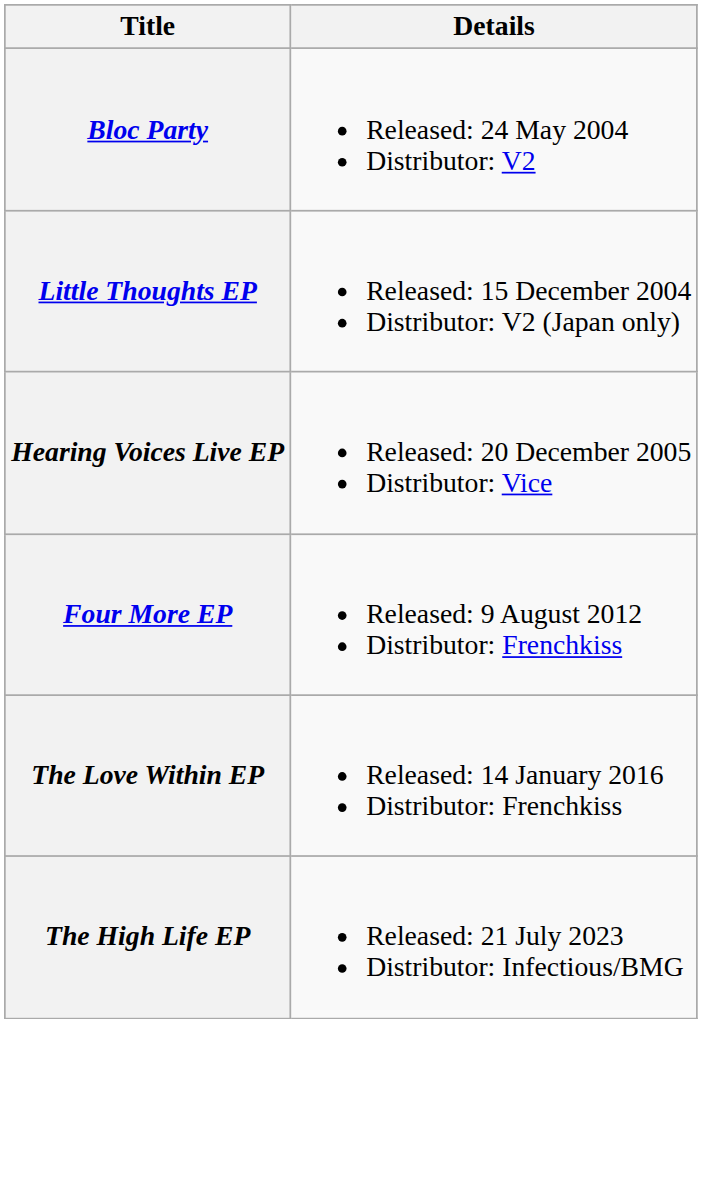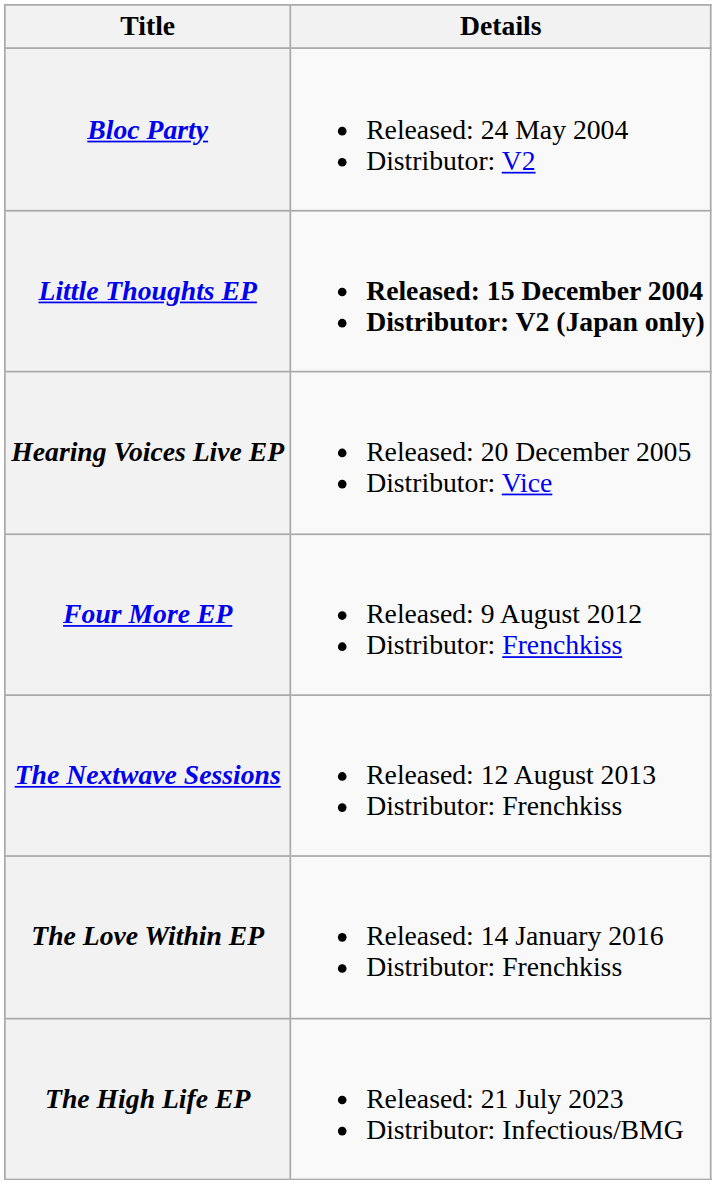(494, 307) normal -> (501, 307) bold
+ row: (148, 775)
